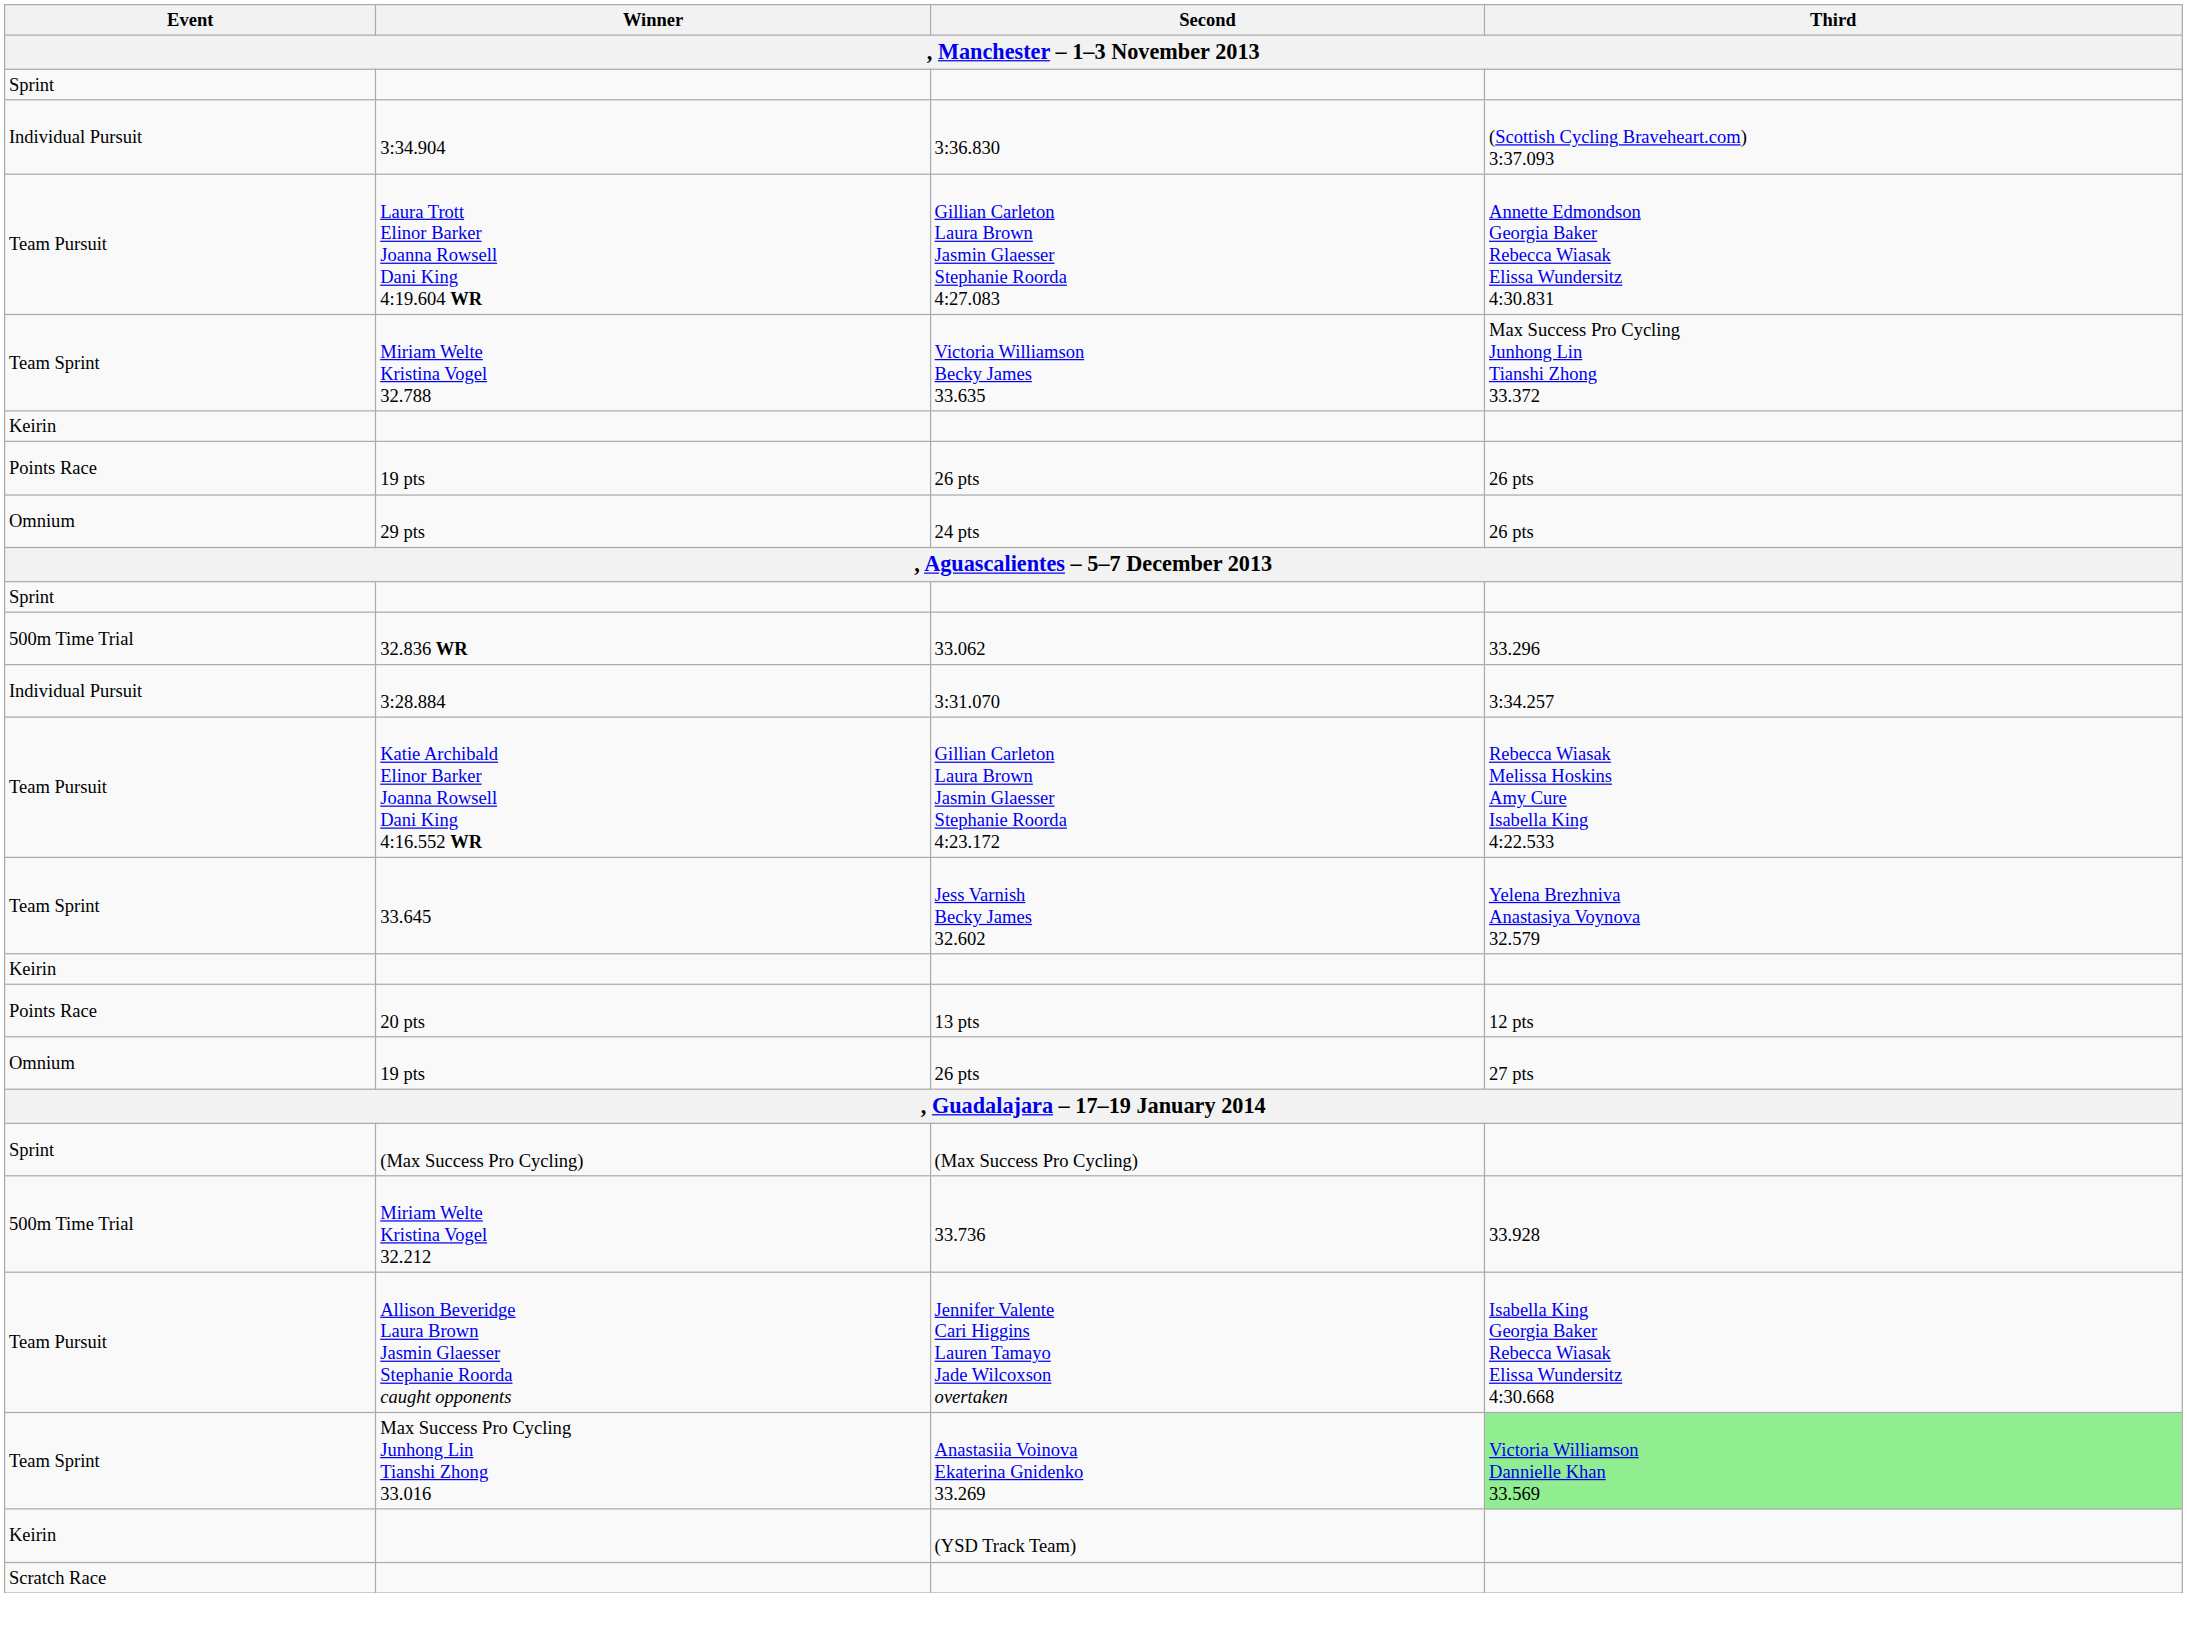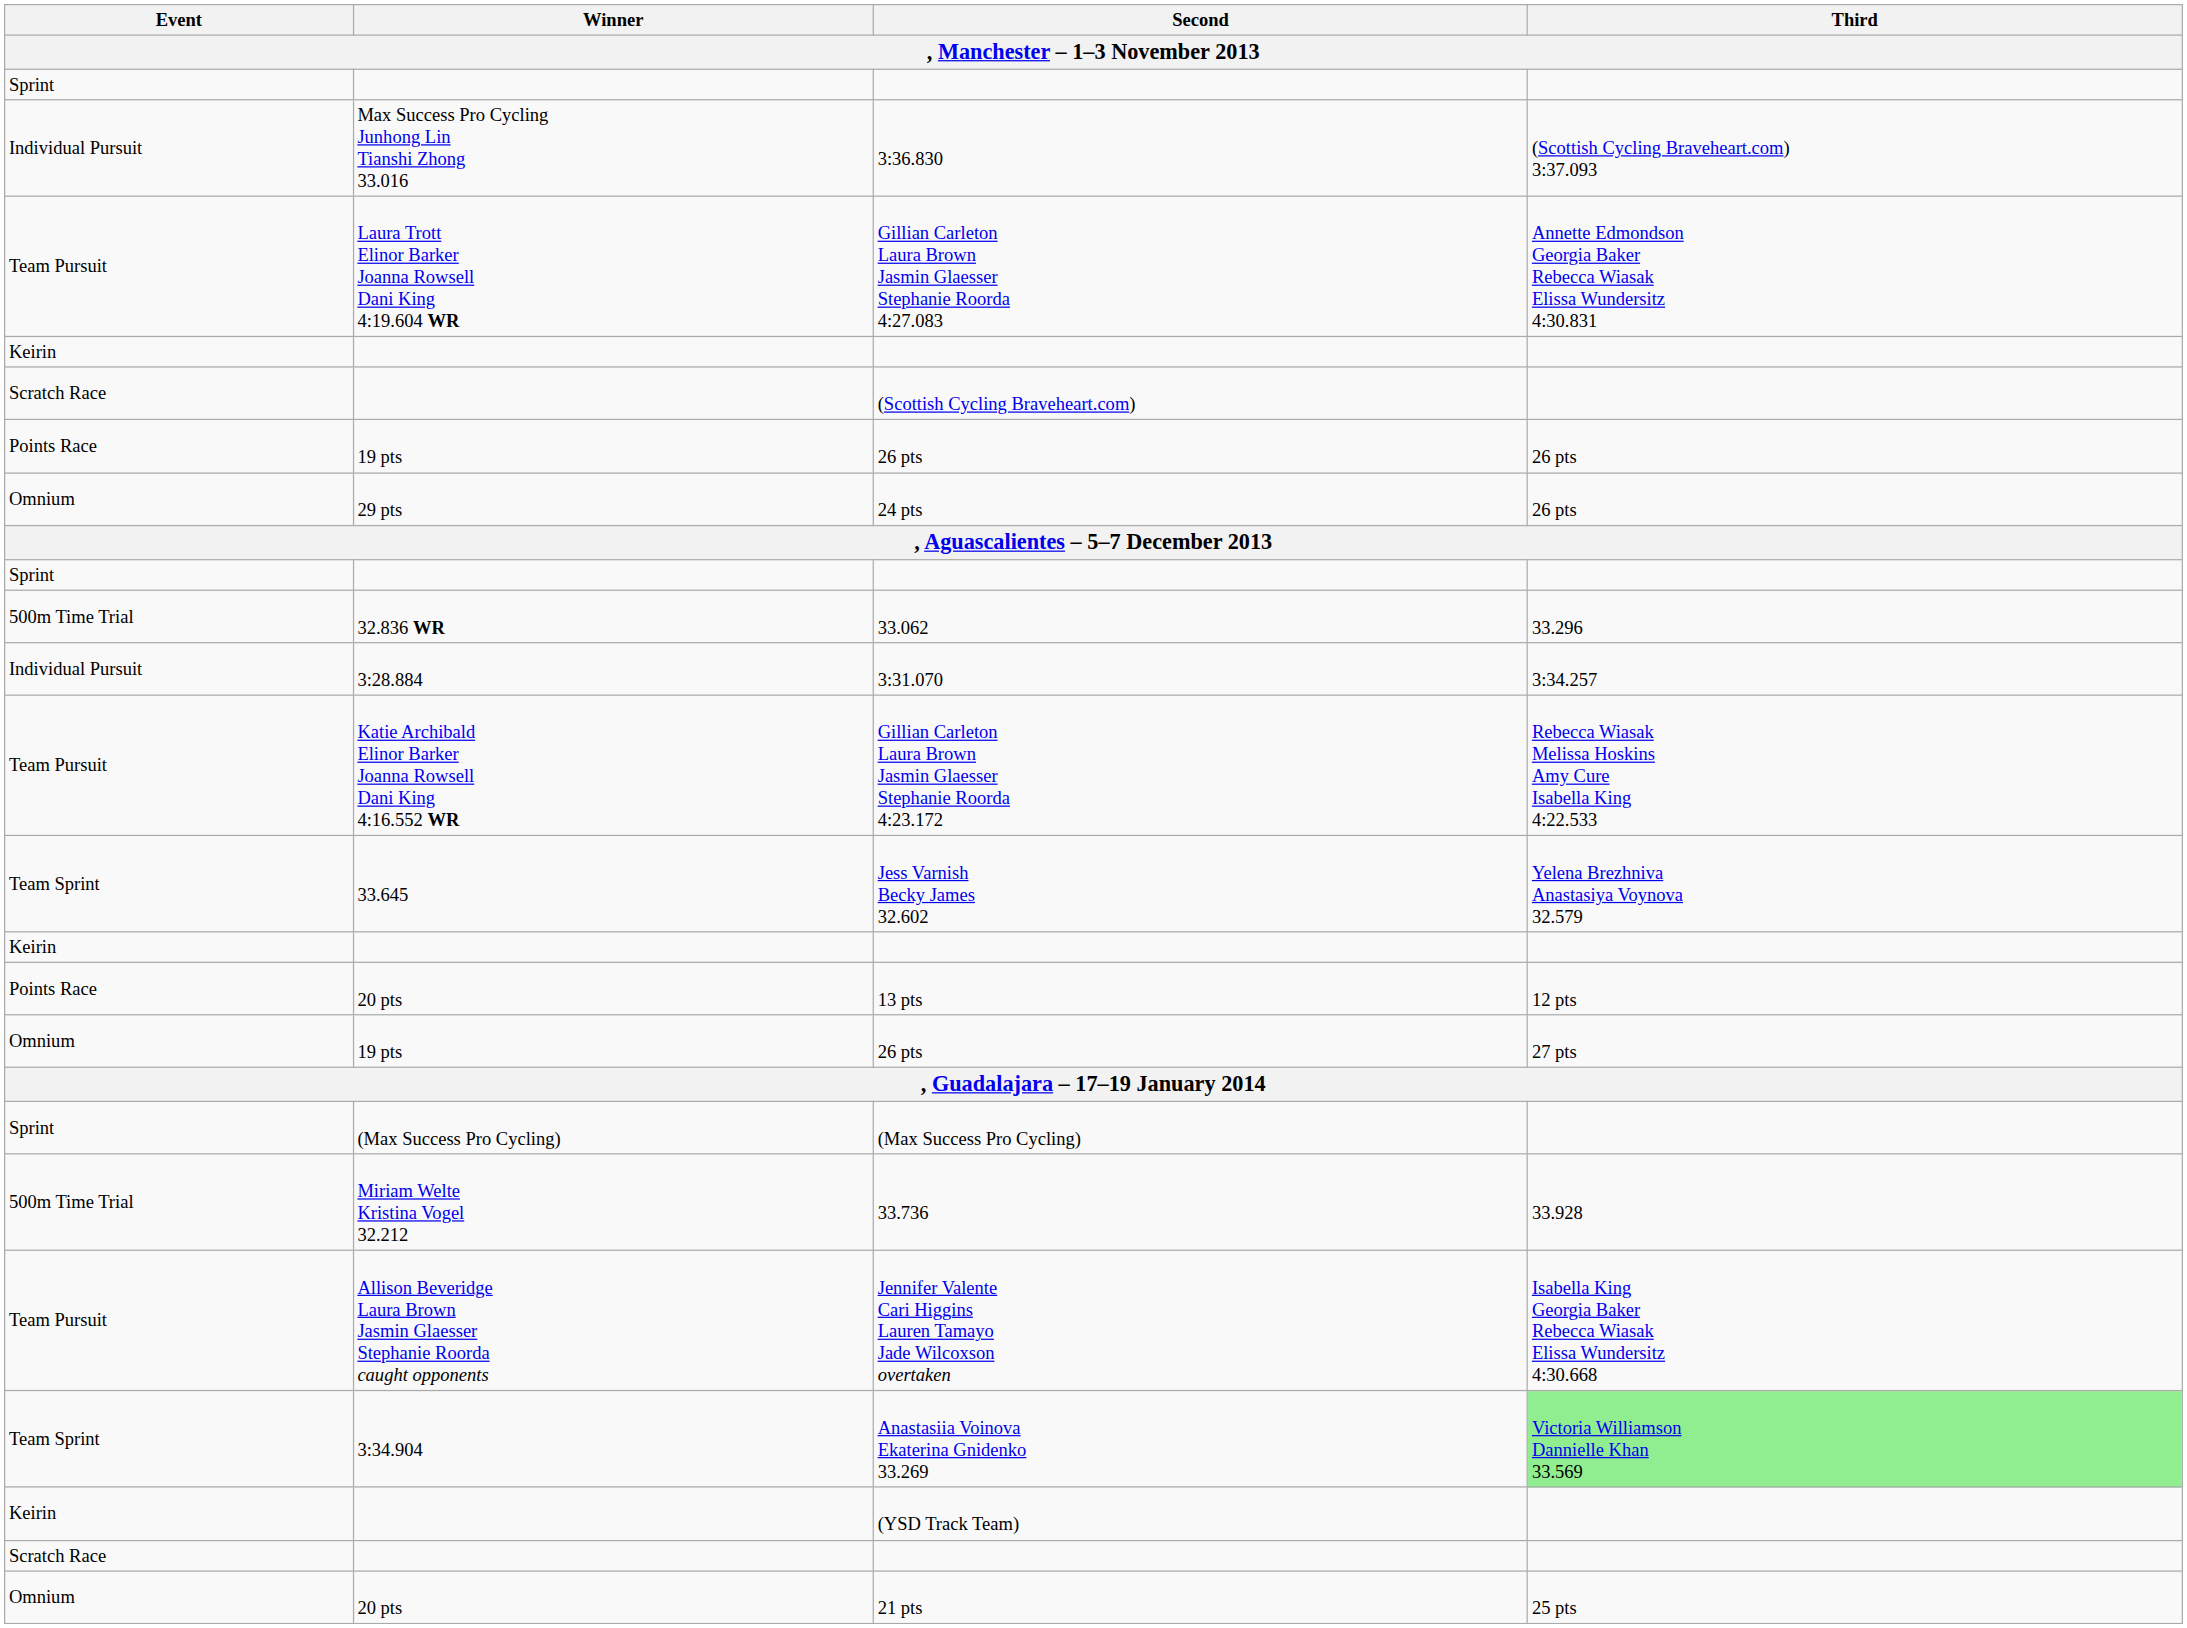(413, 148) 3:34.904 -> (453, 148) Max Success Pro Cycling Junhong Lin Tianshi Zhong 33.016
- row: (54, 363)
+ row: (58, 393)
(476, 1461) Max Success Pro Cycling Junhong Lin Tianshi Zhong 33.016 -> (390, 1450) 3:34.904
+ row: (42, 1596)
